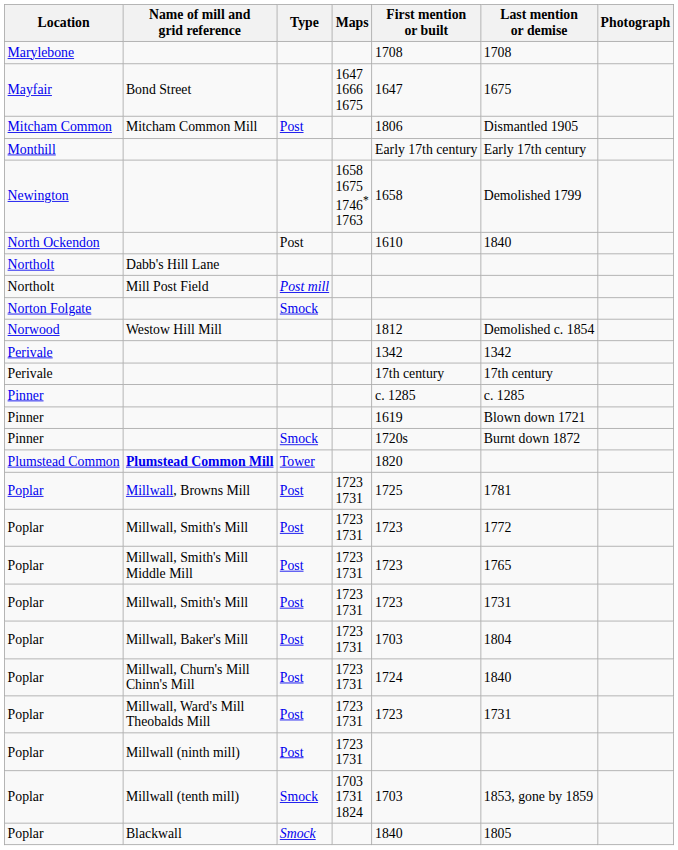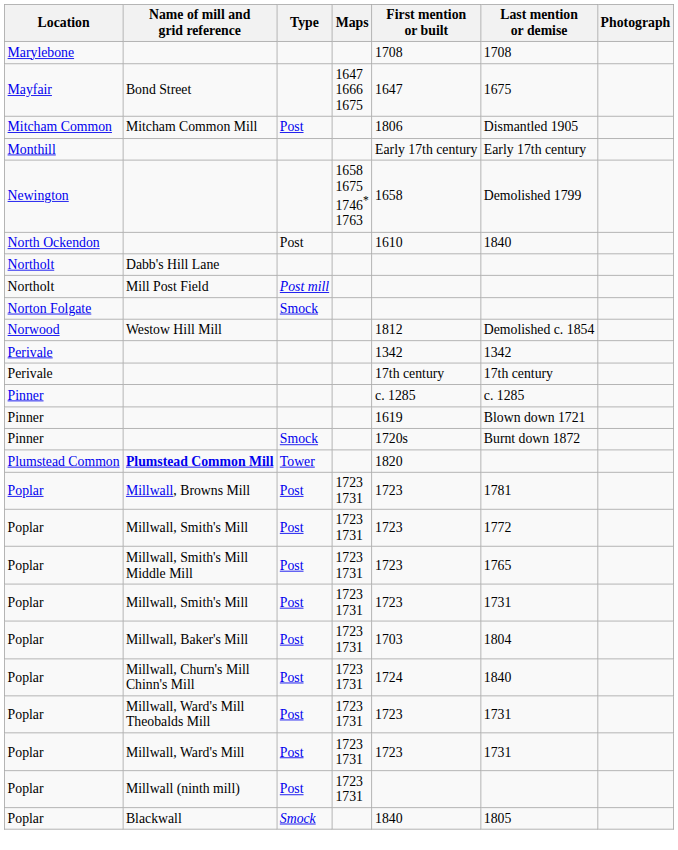(389, 490) 1725 -> (389, 490) 1723
+ row: (26, 751)
- row: (26, 796)
